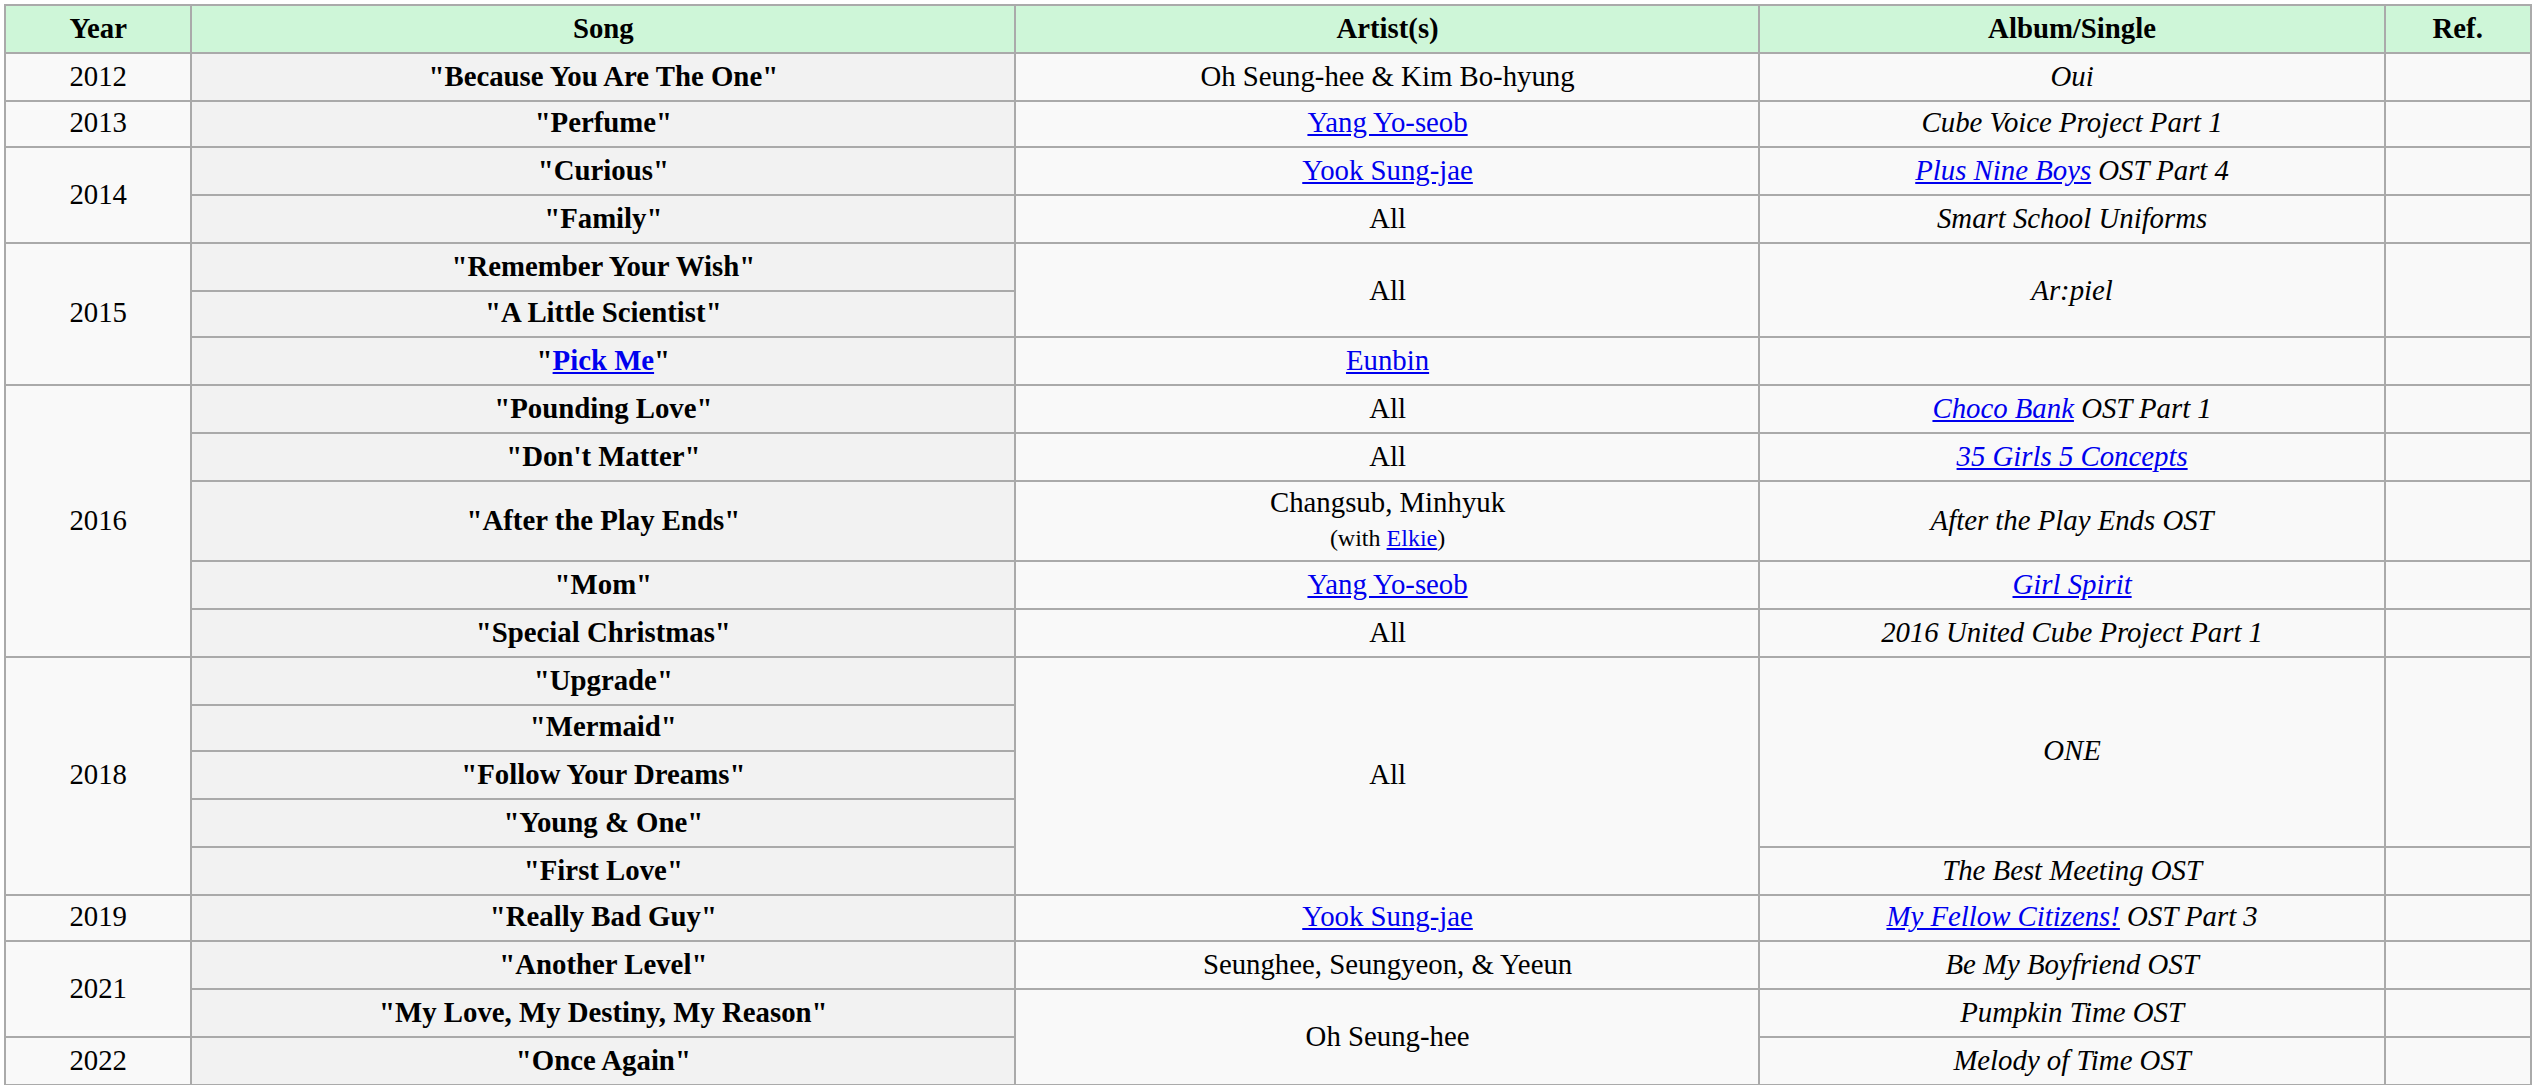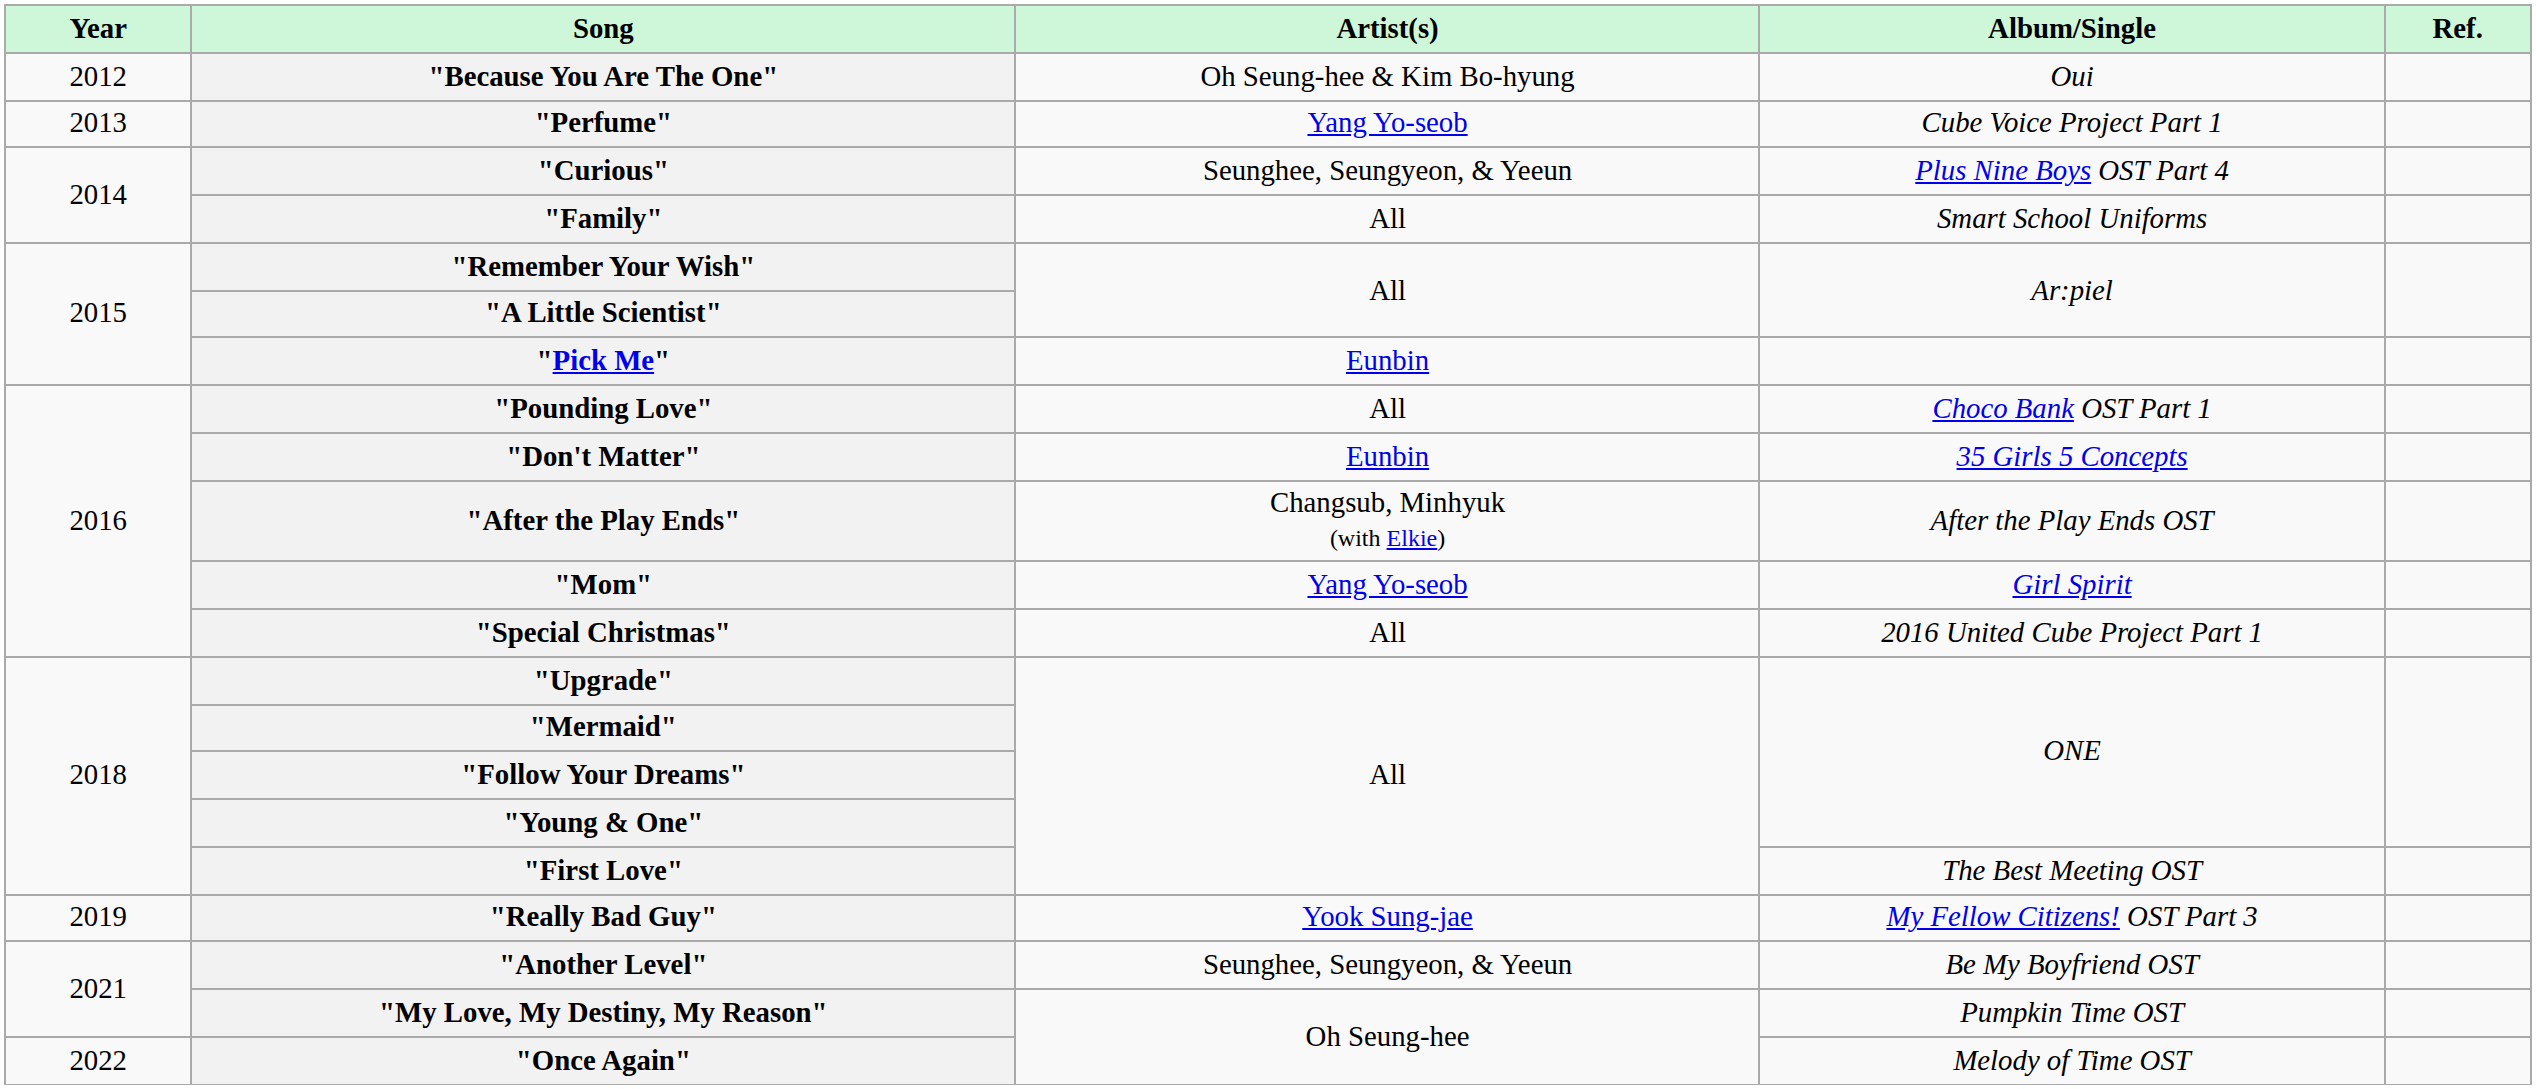(1388, 170) Yook Sung-jae -> (1388, 170) Seunghee, Seungyeon, & Yeeun
(1388, 455) All -> (1388, 455) Eunbin
